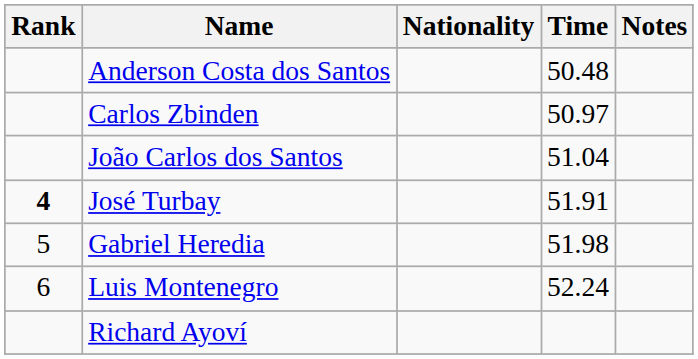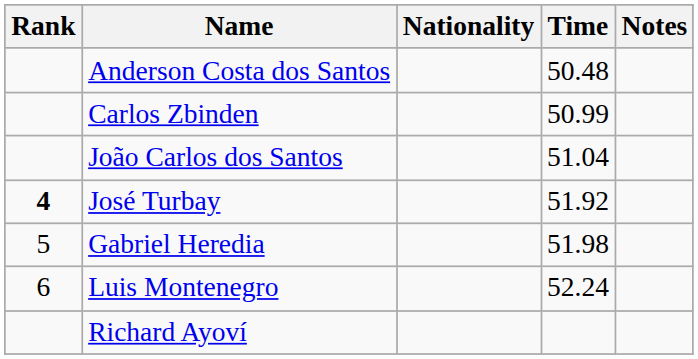(578, 113) 50.97 -> (578, 113) 50.99
(578, 200) 51.91 -> (578, 200) 51.92
